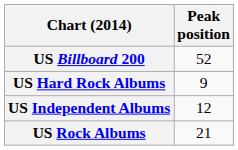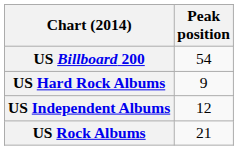(204, 58) 52 -> (204, 58) 54
